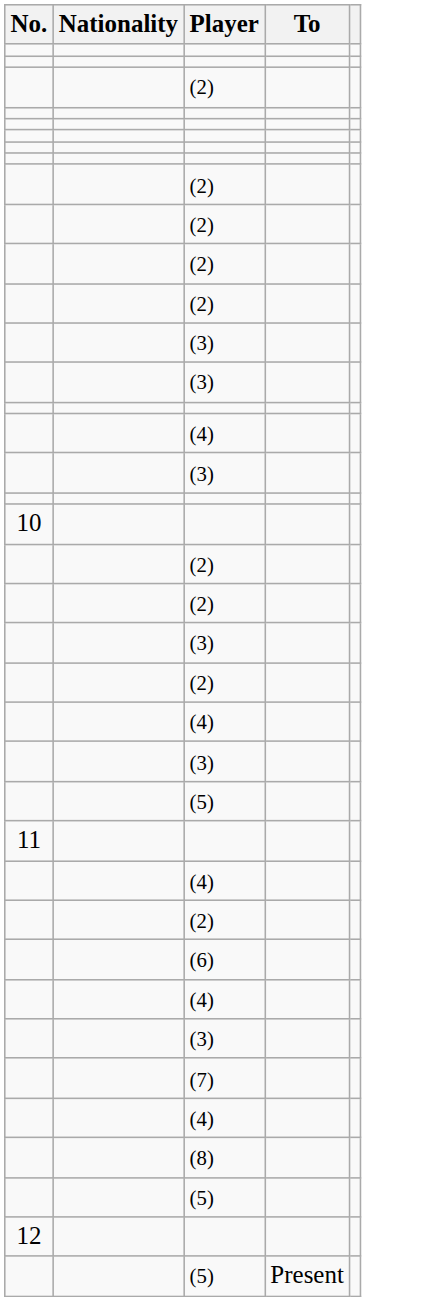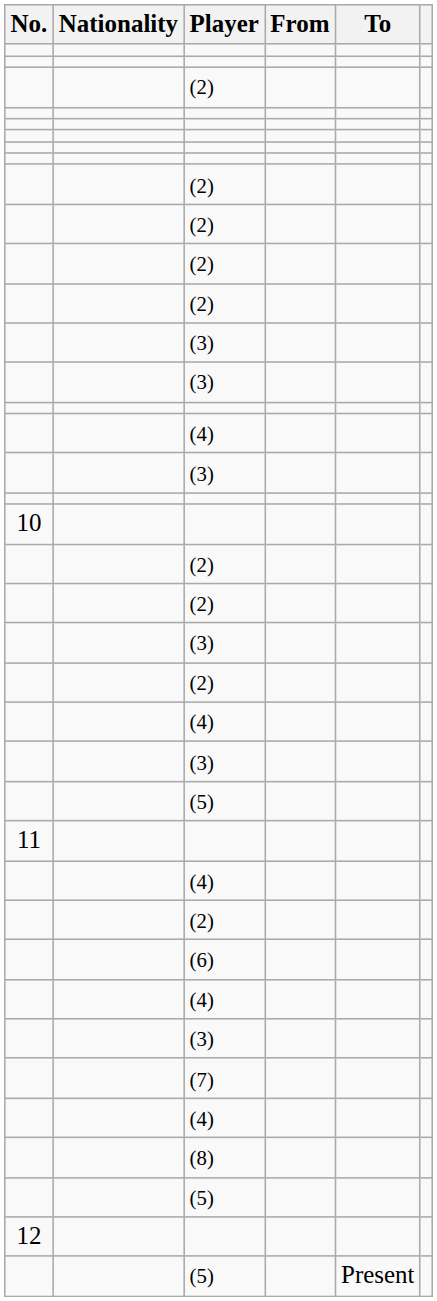+ column: (300, 24)
